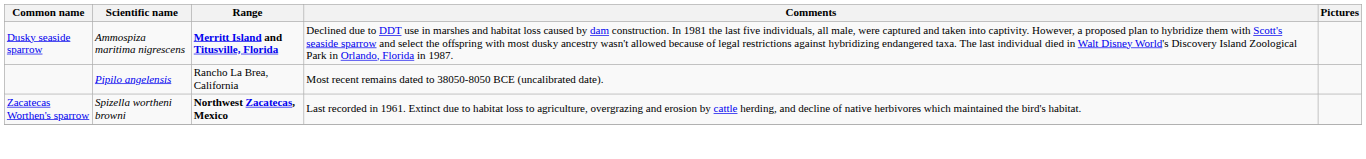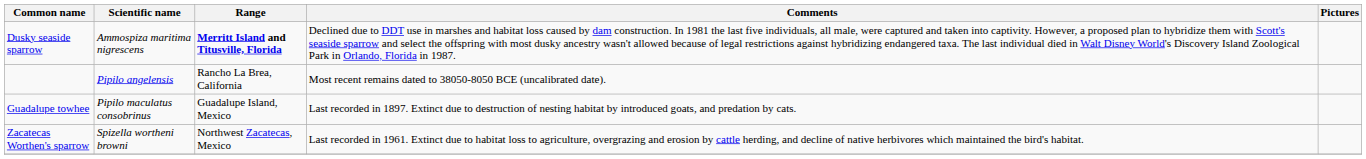+ row: (48, 109)
(244, 109) bold -> (245, 139) normal
